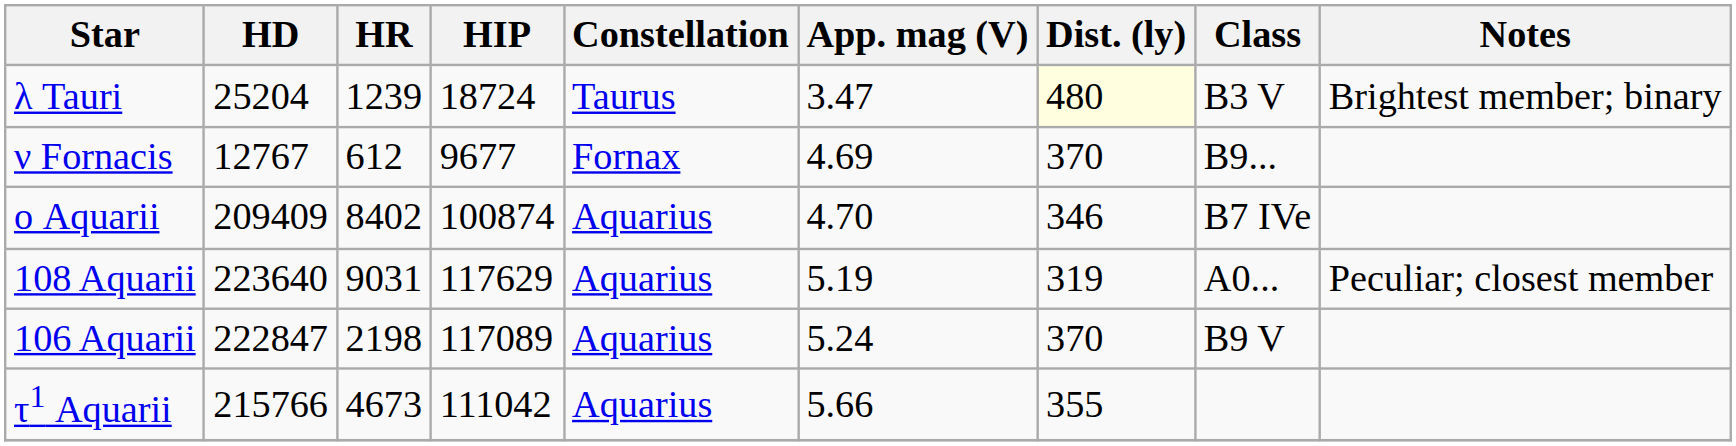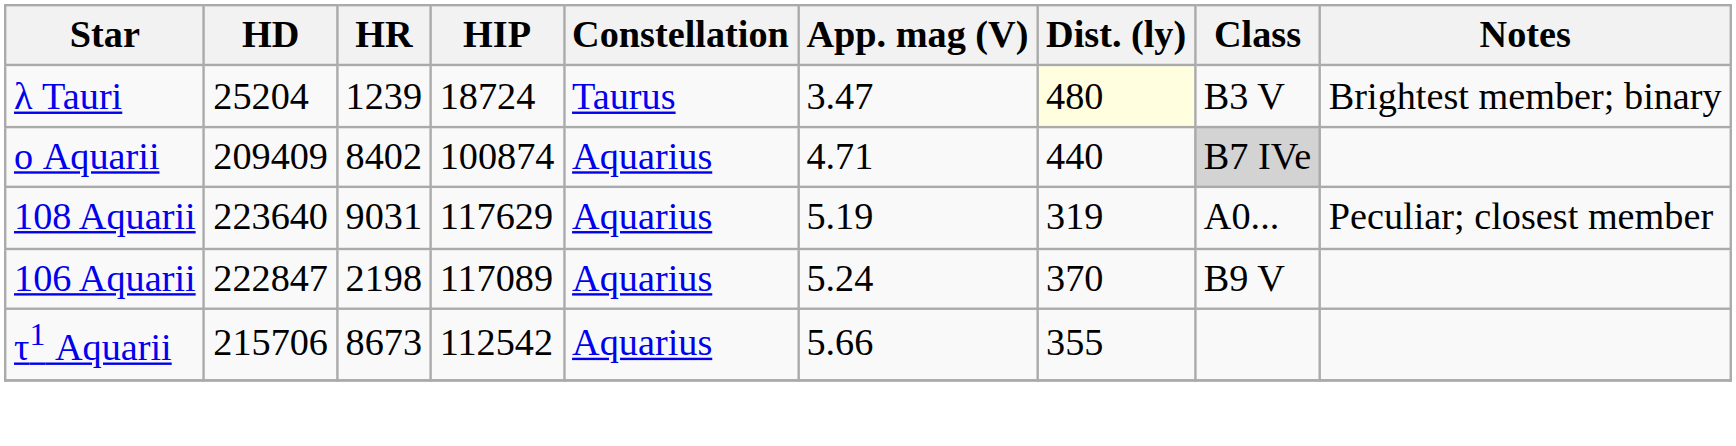- row: (93, 156)
(840, 216) 4.70 -> (840, 156) 4.71
(1075, 216) 346 -> (1075, 156) 440
(1257, 216) no background -> (1257, 156) lightgrey background
(271, 403) 215766 -> (271, 343) 215706
(384, 403) 4673 -> (384, 343) 8673
(496, 403) 111042 -> (496, 343) 112542
